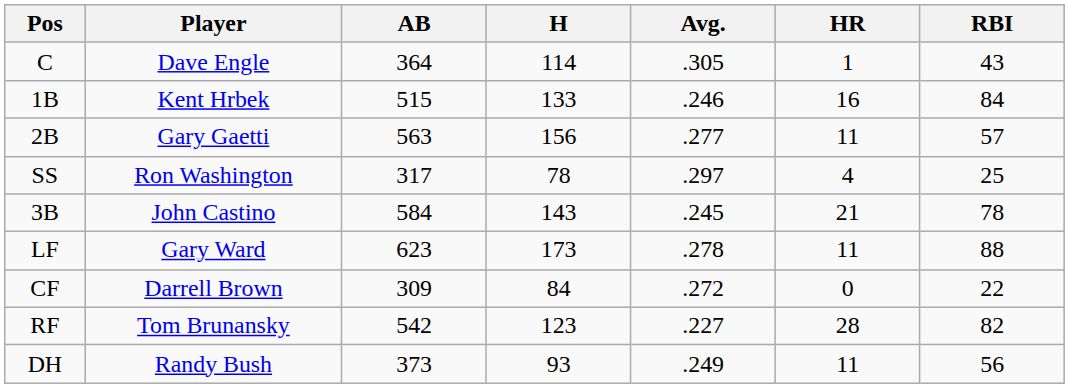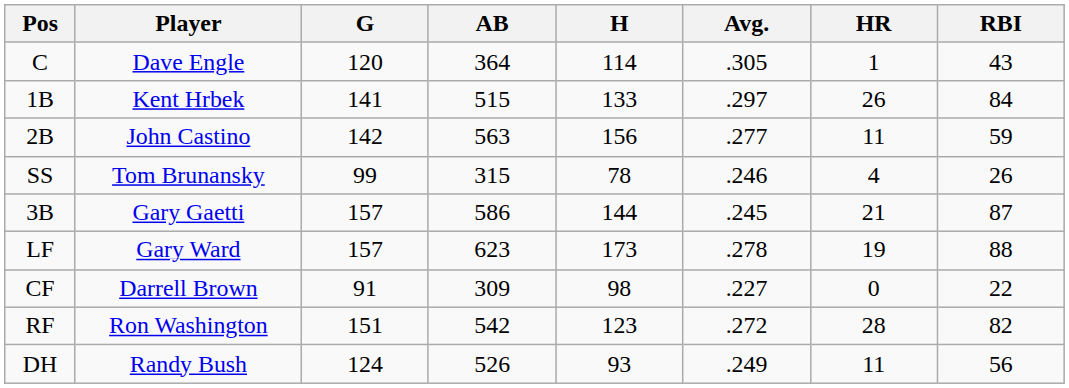+ column: (365, 23)
(703, 99) .246 -> (747, 99) .297
(848, 99) 16 -> (874, 99) 26
(213, 136) Gary Gaetti -> (188, 136) John Castino
(992, 136) 57 -> (1001, 136) 59
(213, 174) Ron Washington -> (188, 174) Tom Brunansky
(414, 174) 317 -> (492, 174) 315
(703, 174) .297 -> (747, 174) .246
(992, 174) 25 -> (1001, 174) 26
(213, 212) John Castino -> (188, 212) Gary Gaetti
(414, 212) 584 -> (492, 212) 586
(559, 212) 143 -> (619, 212) 144
(992, 212) 78 -> (1001, 212) 87
(848, 250) 11 -> (874, 250) 19
(559, 288) 84 -> (619, 288) 98
(703, 288) .272 -> (747, 288) .227
(213, 325) Tom Brunansky -> (188, 325) Ron Washington
(703, 325) .227 -> (747, 325) .272
(414, 363) 373 -> (492, 363) 526
